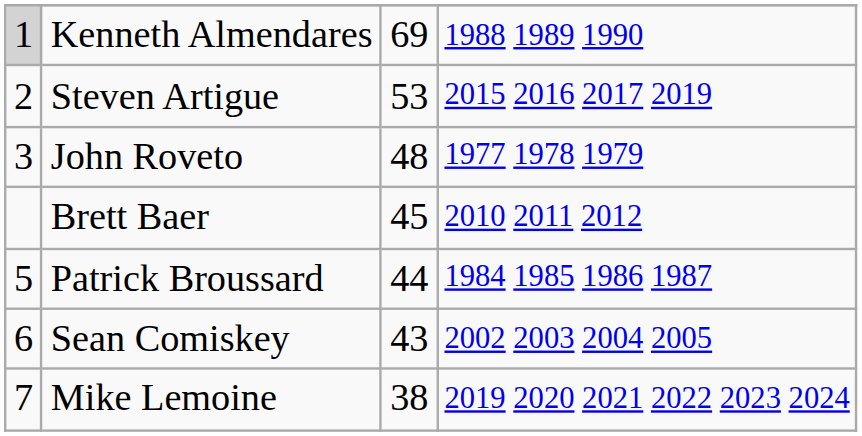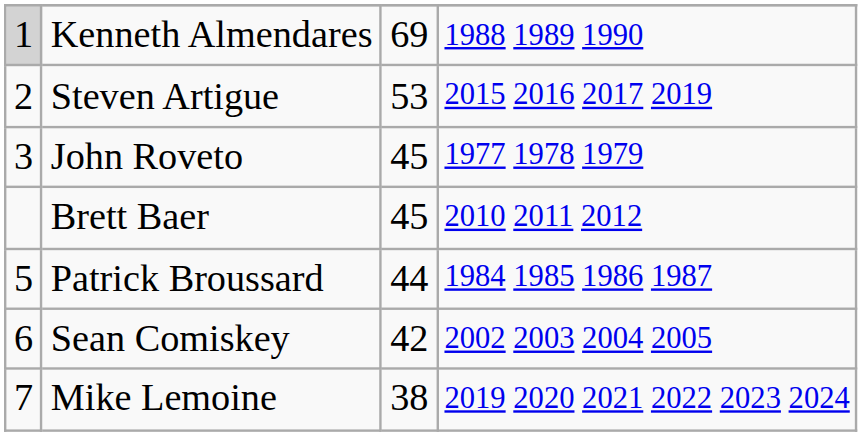(409, 156) 48 -> (409, 156) 45
(409, 338) 43 -> (409, 338) 42
